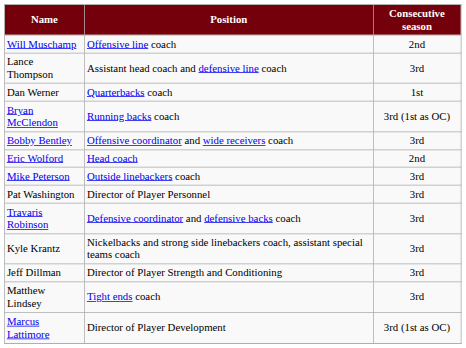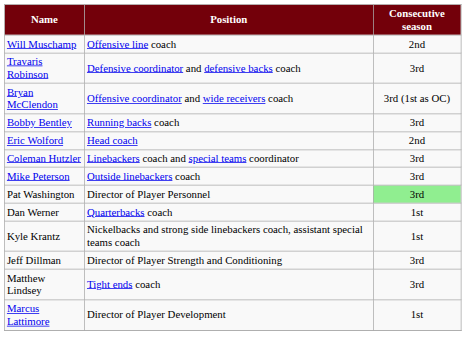- row: (30, 68)
rows swapped: (28, 218) <-> (33, 92)
(133, 116) Running backs coach -> (190, 99) Offensive coordinator and wide receivers coach
(190, 141) Offensive coordinator and wide receivers coach -> (133, 123) Running backs coach
+ row: (44, 158)
(417, 194) no background -> (417, 194) lightgreen background
(417, 249) 3rd -> (417, 236) 1st
(417, 328) 3rd (1st as OC) -> (417, 315) 1st
